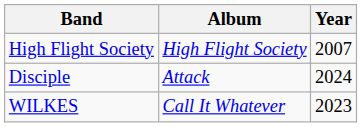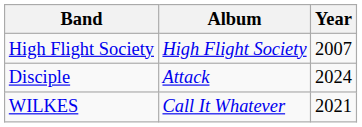(333, 106) 2023 -> (333, 106) 2021
